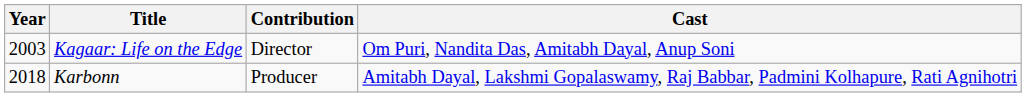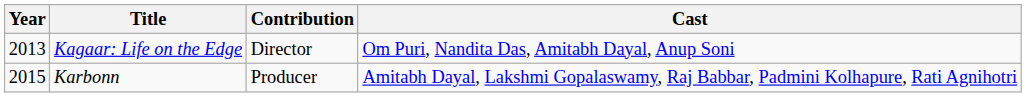(27, 48) 2003 -> (27, 48) 2013
(27, 77) 2018 -> (27, 77) 2015
